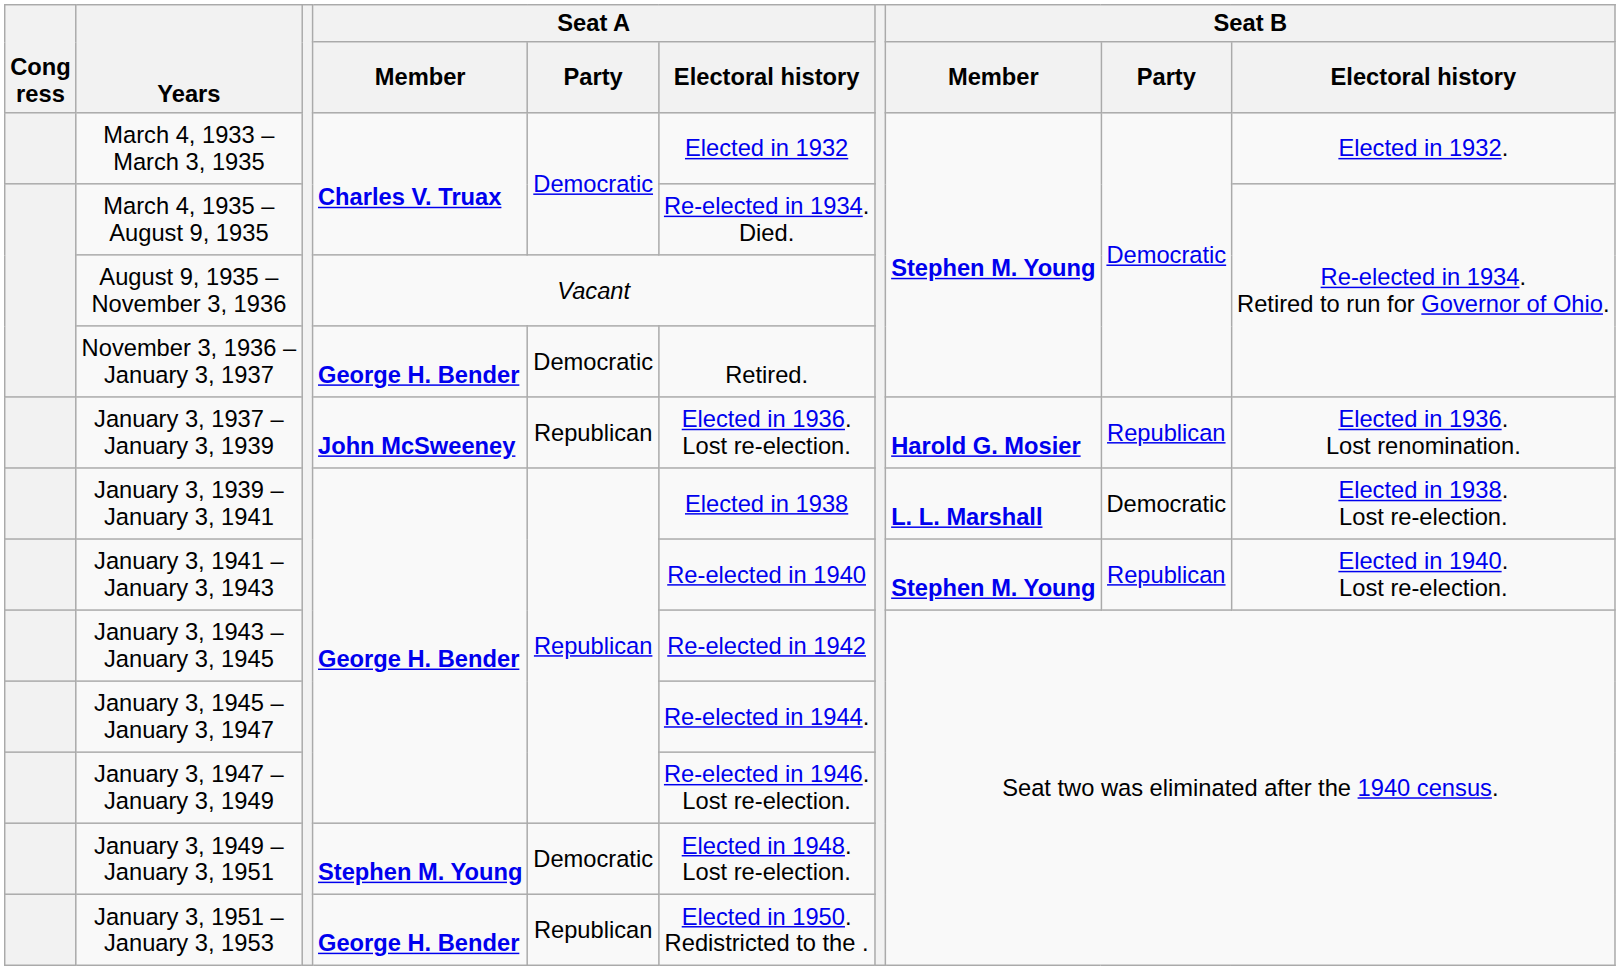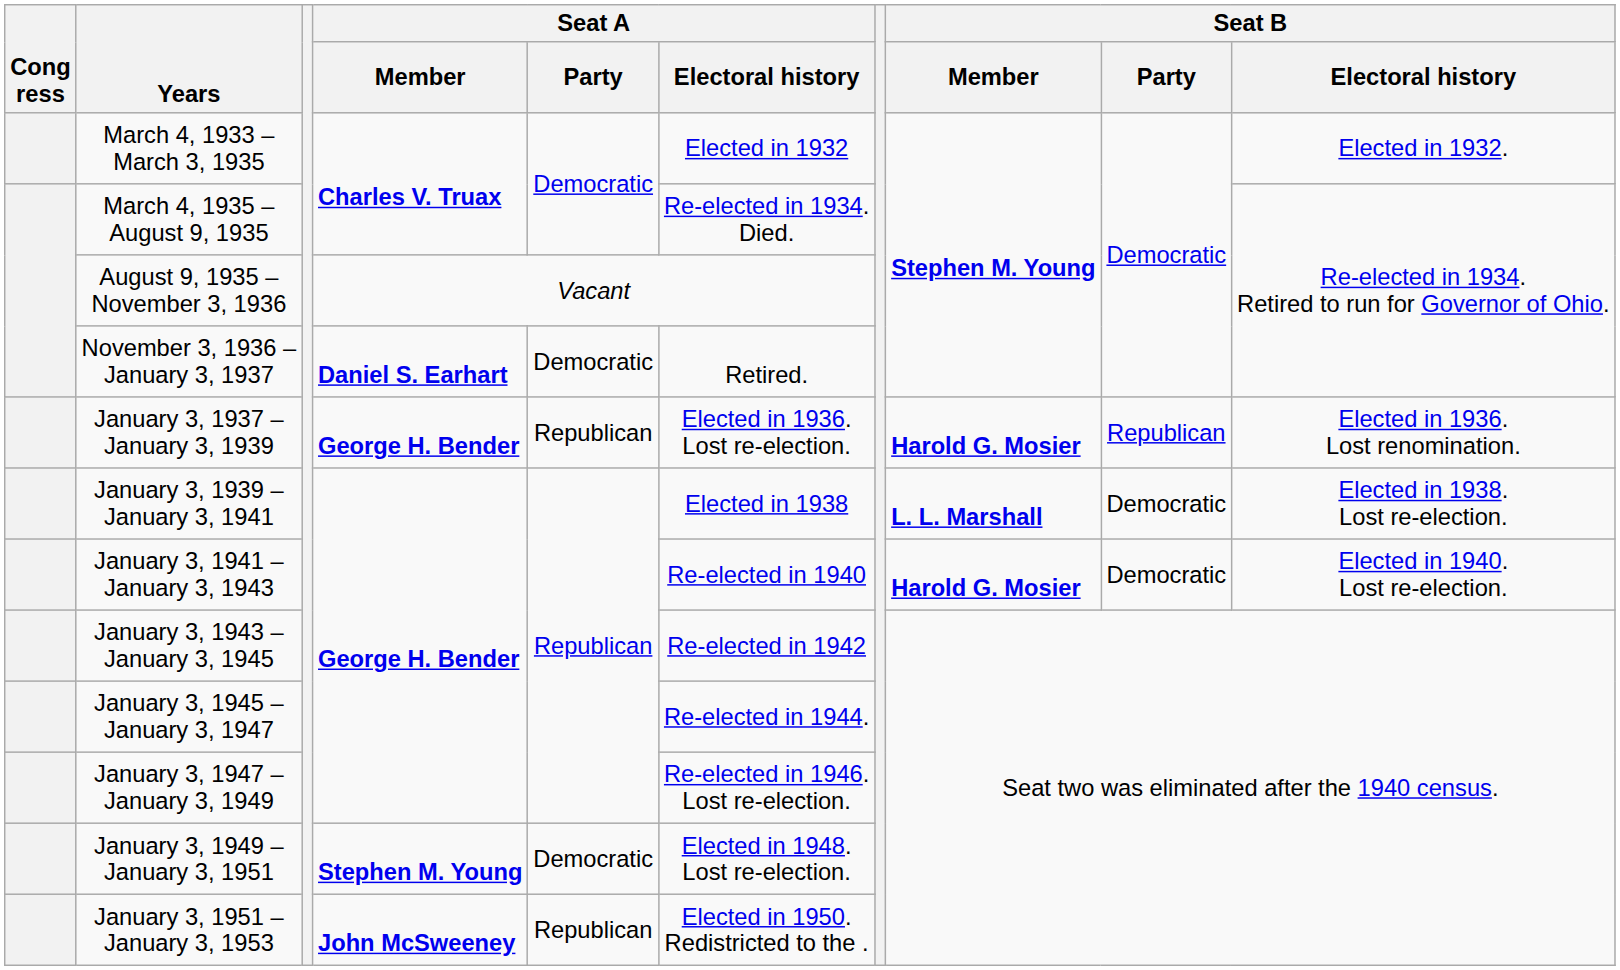(419, 375) George H. Bender -> (413, 375) Daniel S. Earhart
(417, 446) John McSweeney -> (419, 446) George H. Bender
(993, 588) Stephen M. Young -> (986, 588) Harold G. Mosier
(1166, 574) Republican -> (1166, 574) Democratic
(419, 943) George H. Bender -> (417, 943) John McSweeney
